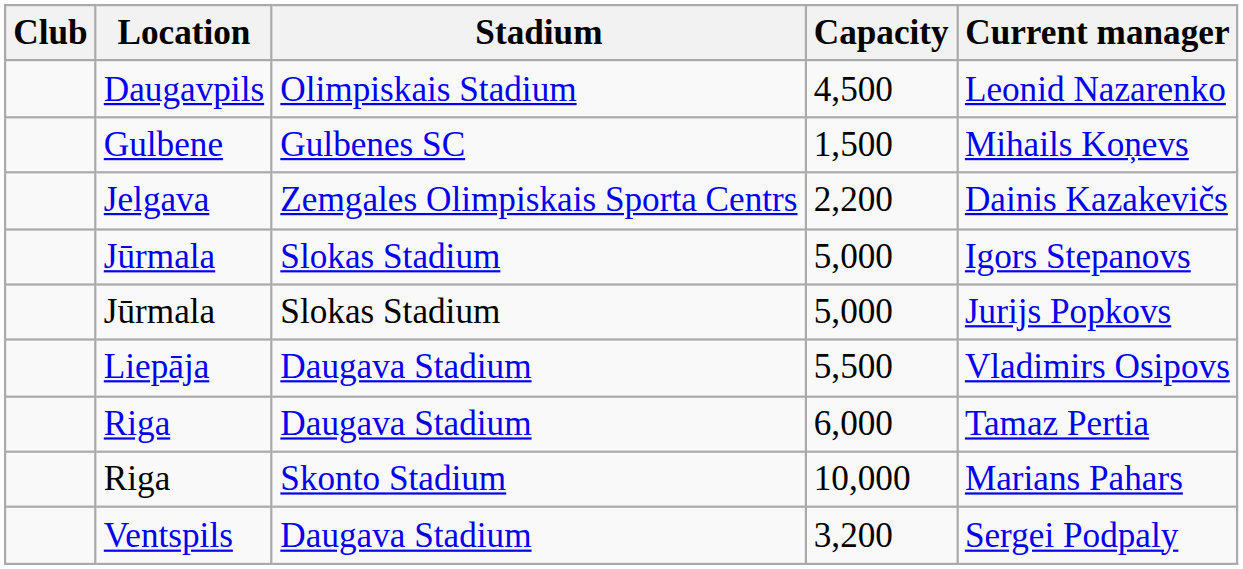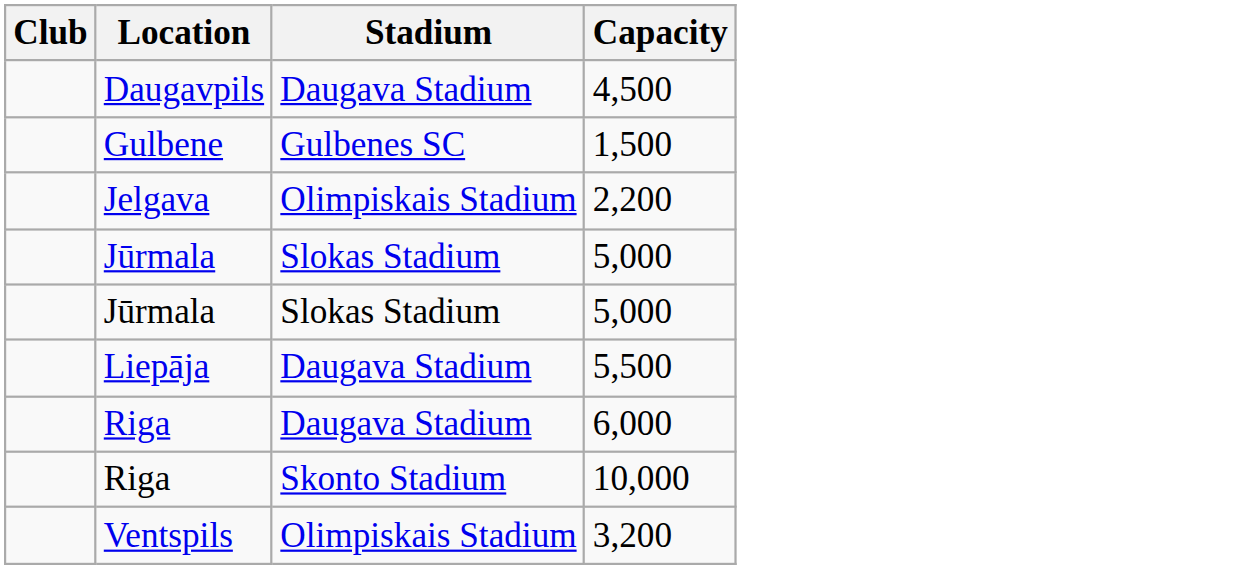- column: (1097, 32)
(428, 88) Olimpiskais Stadium -> (406, 88) Daugava Stadium
(539, 199) Zemgales Olimpiskais Sporta Centrs -> (428, 199) Olimpiskais Stadium
(406, 534) Daugava Stadium -> (428, 534) Olimpiskais Stadium
